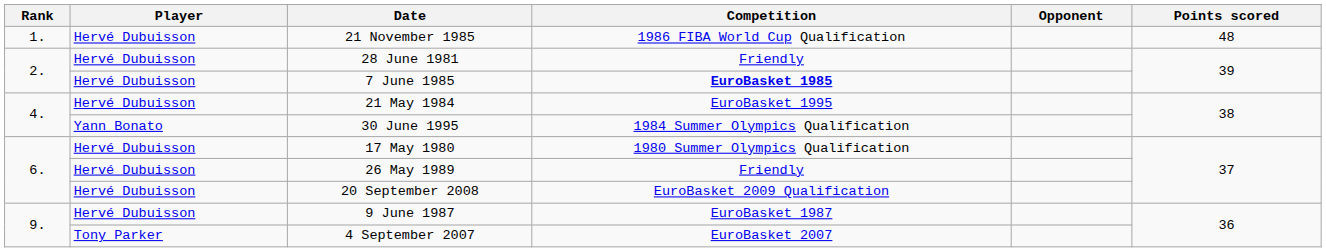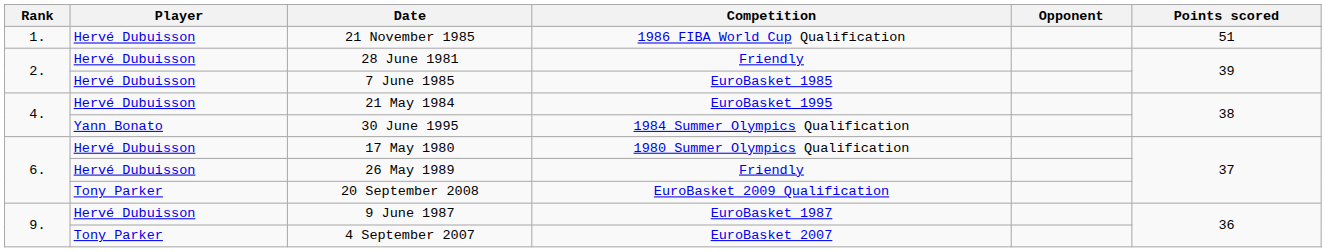(1226, 38) 48 -> (1226, 38) 51
(772, 82) bold -> (772, 82) normal
(135, 192) Hervé Dubuisson -> (118, 192) Tony Parker
